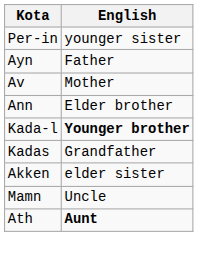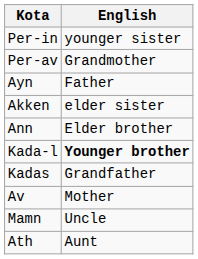+ row: (33, 61)
rows swapped: (16, 84) <-> (29, 175)
(81, 220) bold -> (81, 243) normal
